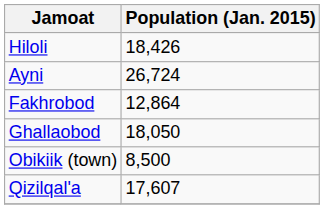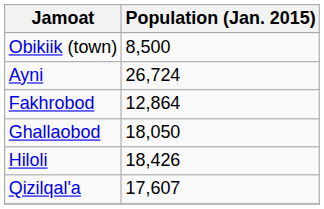rows swapped: (63, 160) <-> (28, 47)
